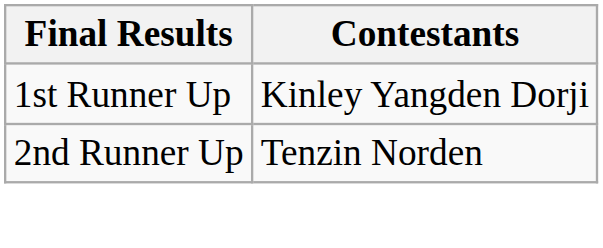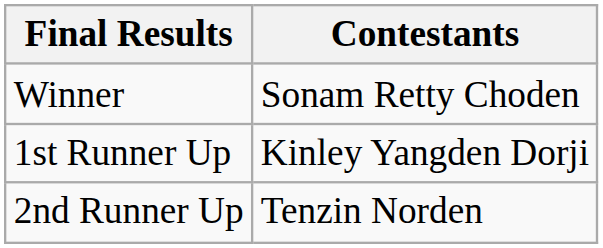+ row: (69, 93)
